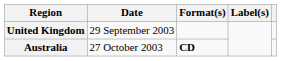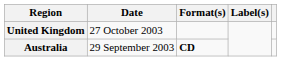(132, 30) 29 September 2003 -> (126, 30) 27 October 2003
(126, 47) 27 October 2003 -> (132, 47) 29 September 2003
